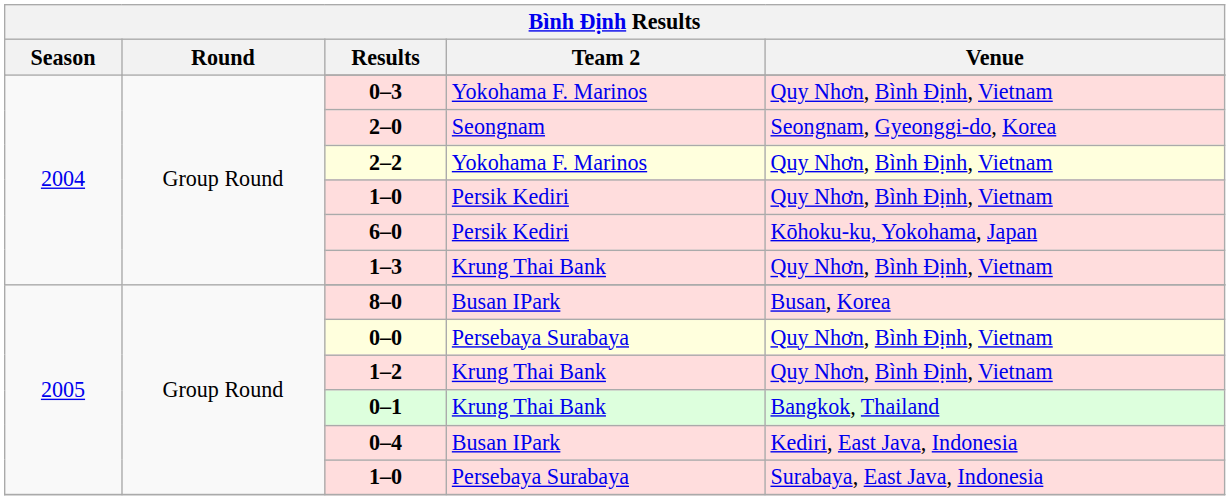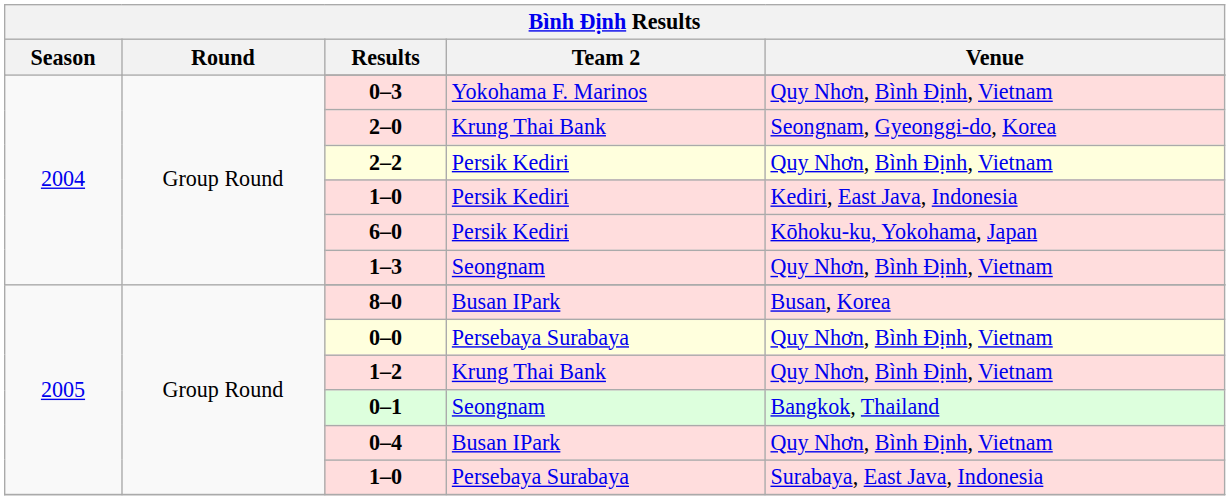(498, 127) Seongnam -> (529, 127) Krung Thai Bank
(549, 162) Yokohama F. Marinos -> (510, 162) Persik Kediri
(912, 197) Quy Nhơn, Bình Định, Vietnam -> (894, 197) Kediri, East Java, Indonesia
(529, 267) Krung Thai Bank -> (498, 267) Seongnam
(529, 407) Krung Thai Bank -> (498, 407) Seongnam
(894, 442) Kediri, East Java, Indonesia -> (912, 442) Quy Nhơn, Bình Định, Vietnam
